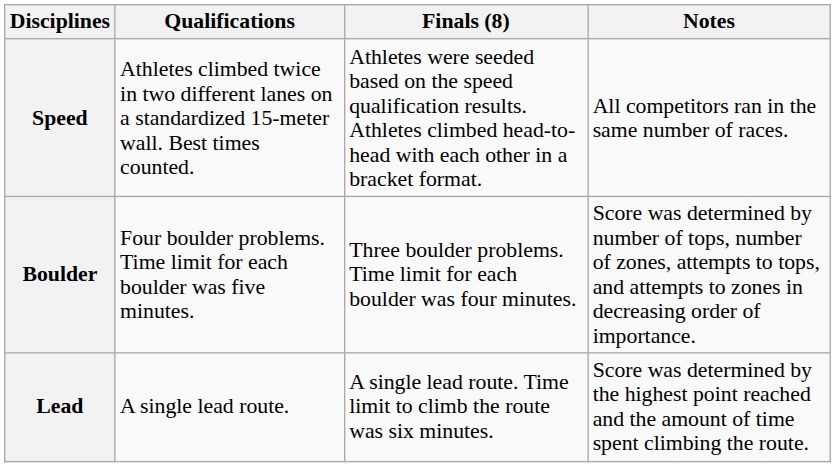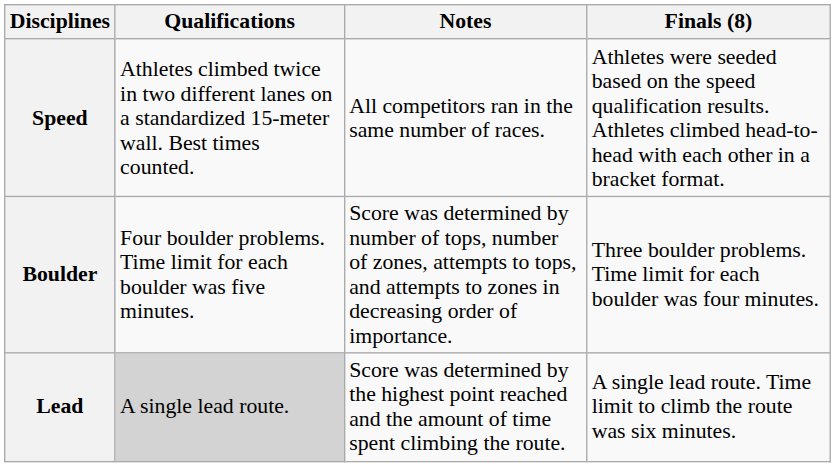columns swapped: (466, 21) <-> (709, 21)
(205, 406) no background -> (205, 406) lightgrey background
